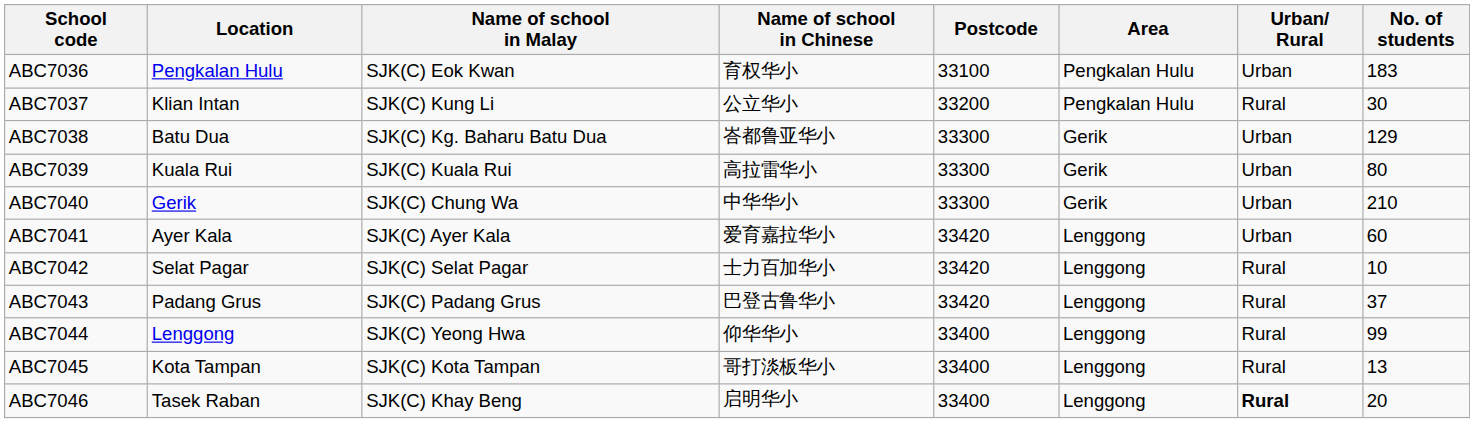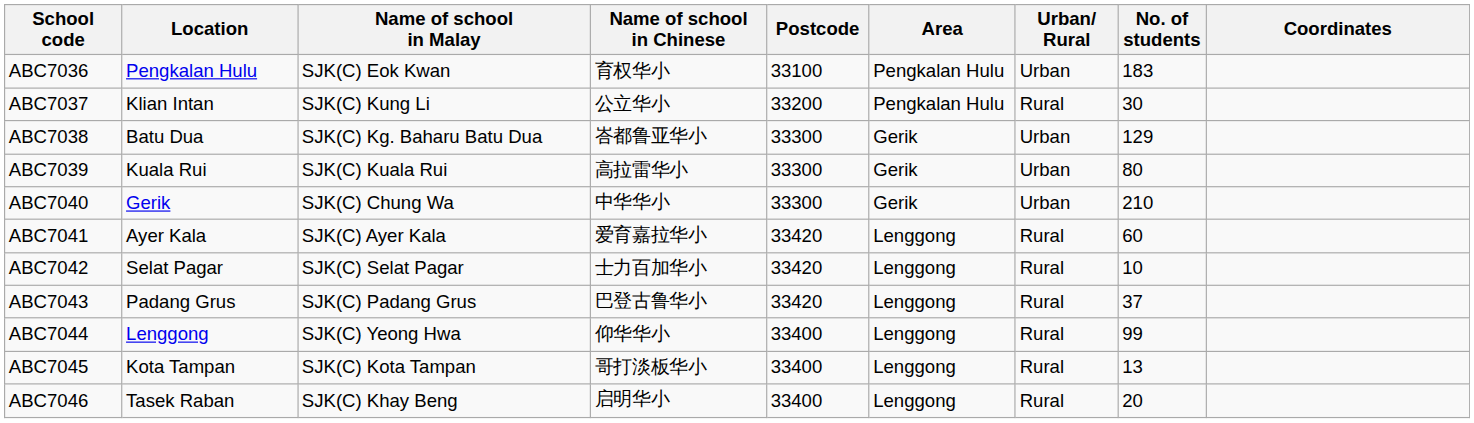+ column: (1338, 29)
(1267, 235) Urban -> (1042, 235) Rural
(1265, 400) bold -> (1042, 400) normal
